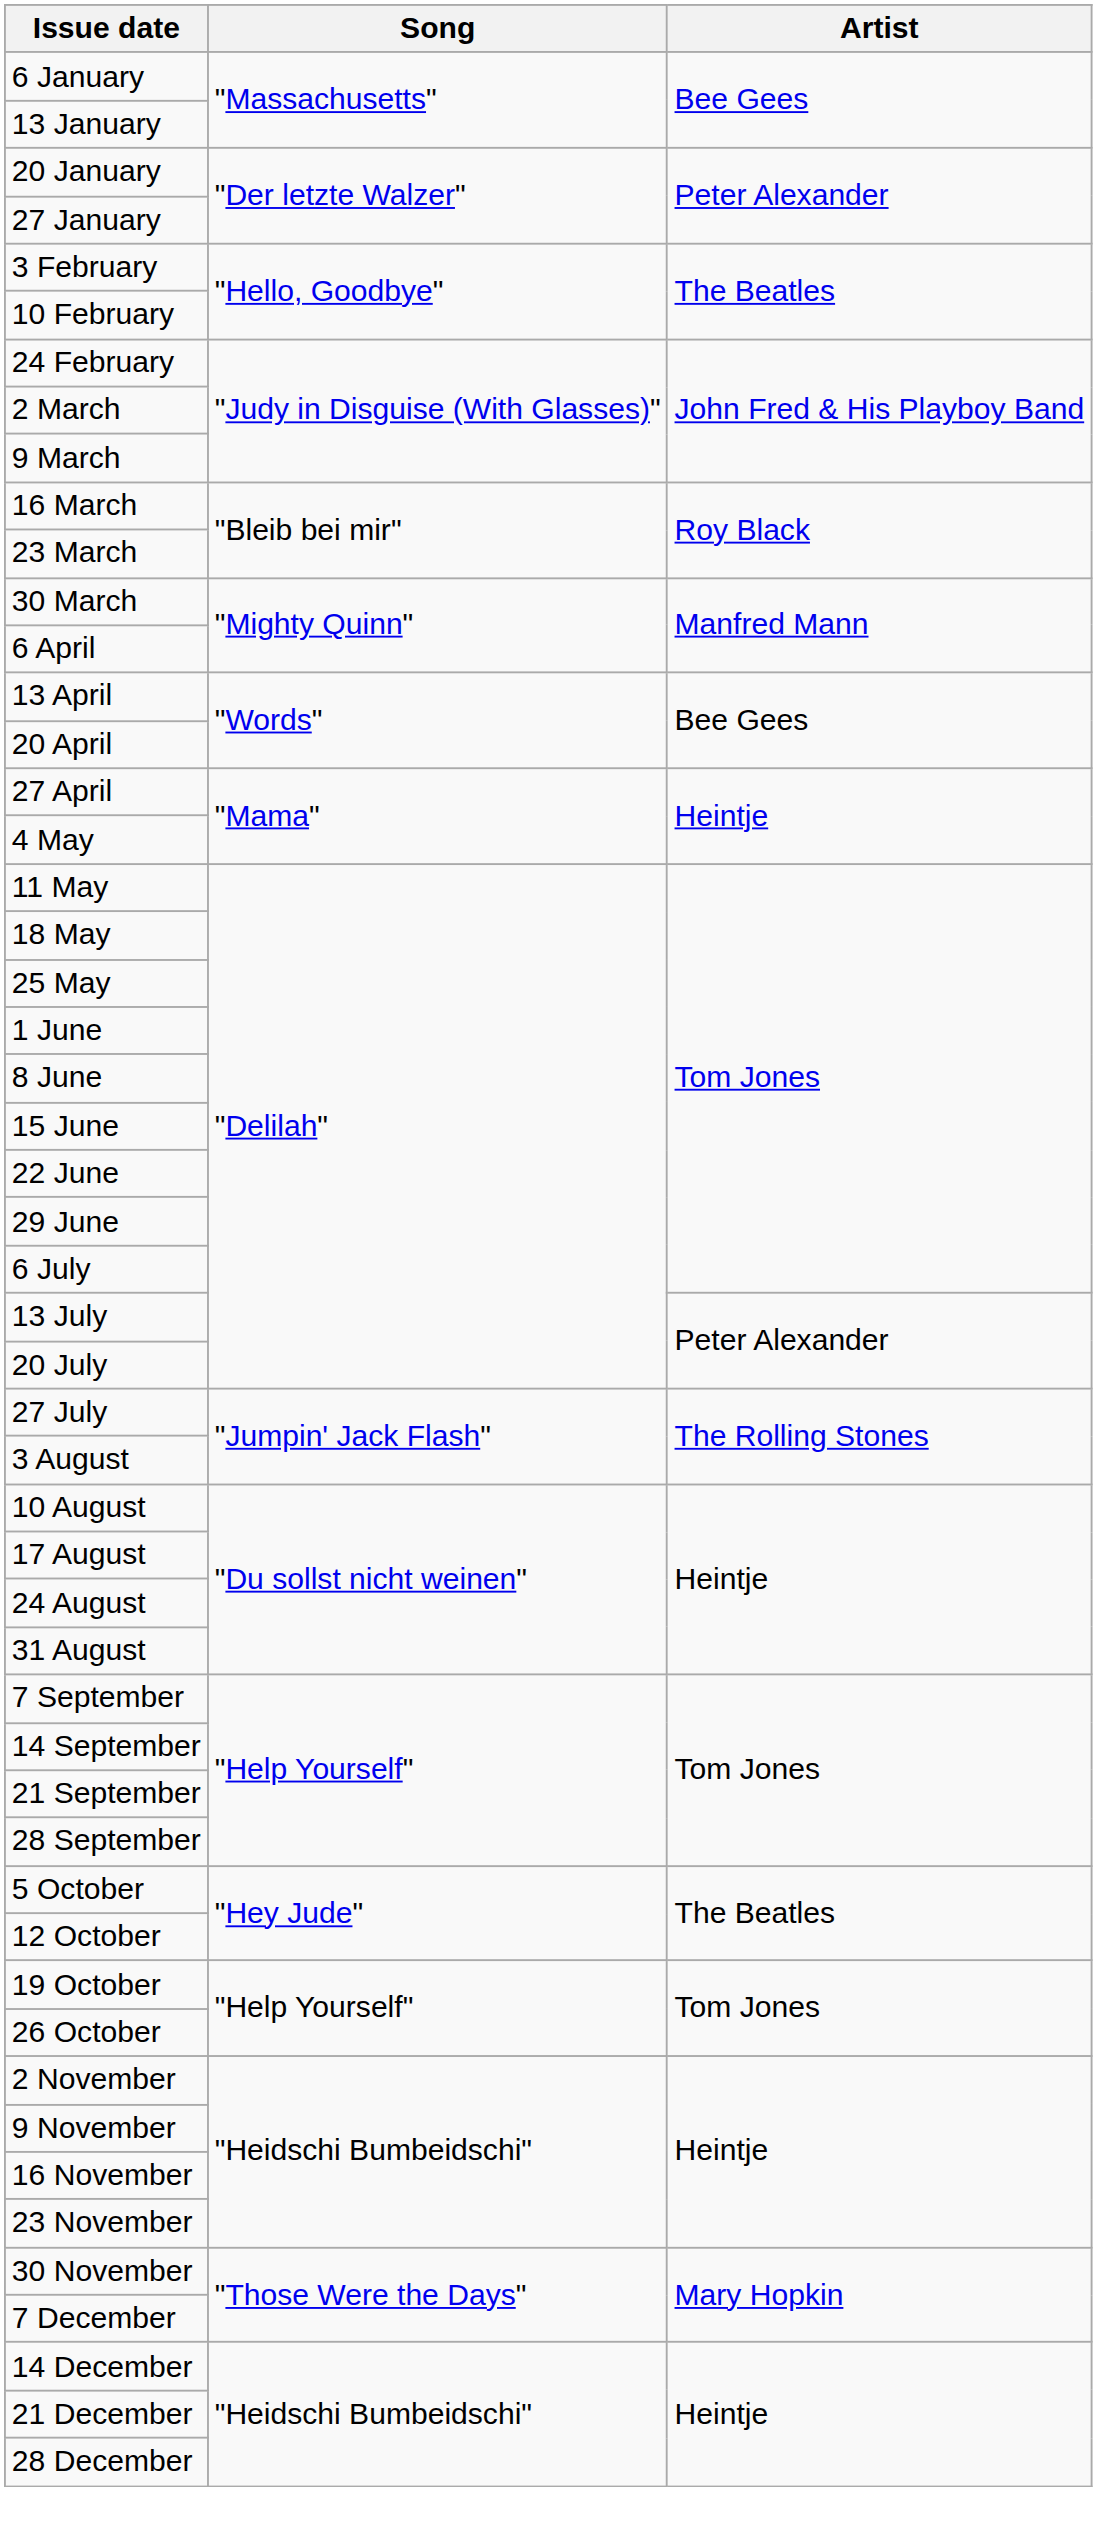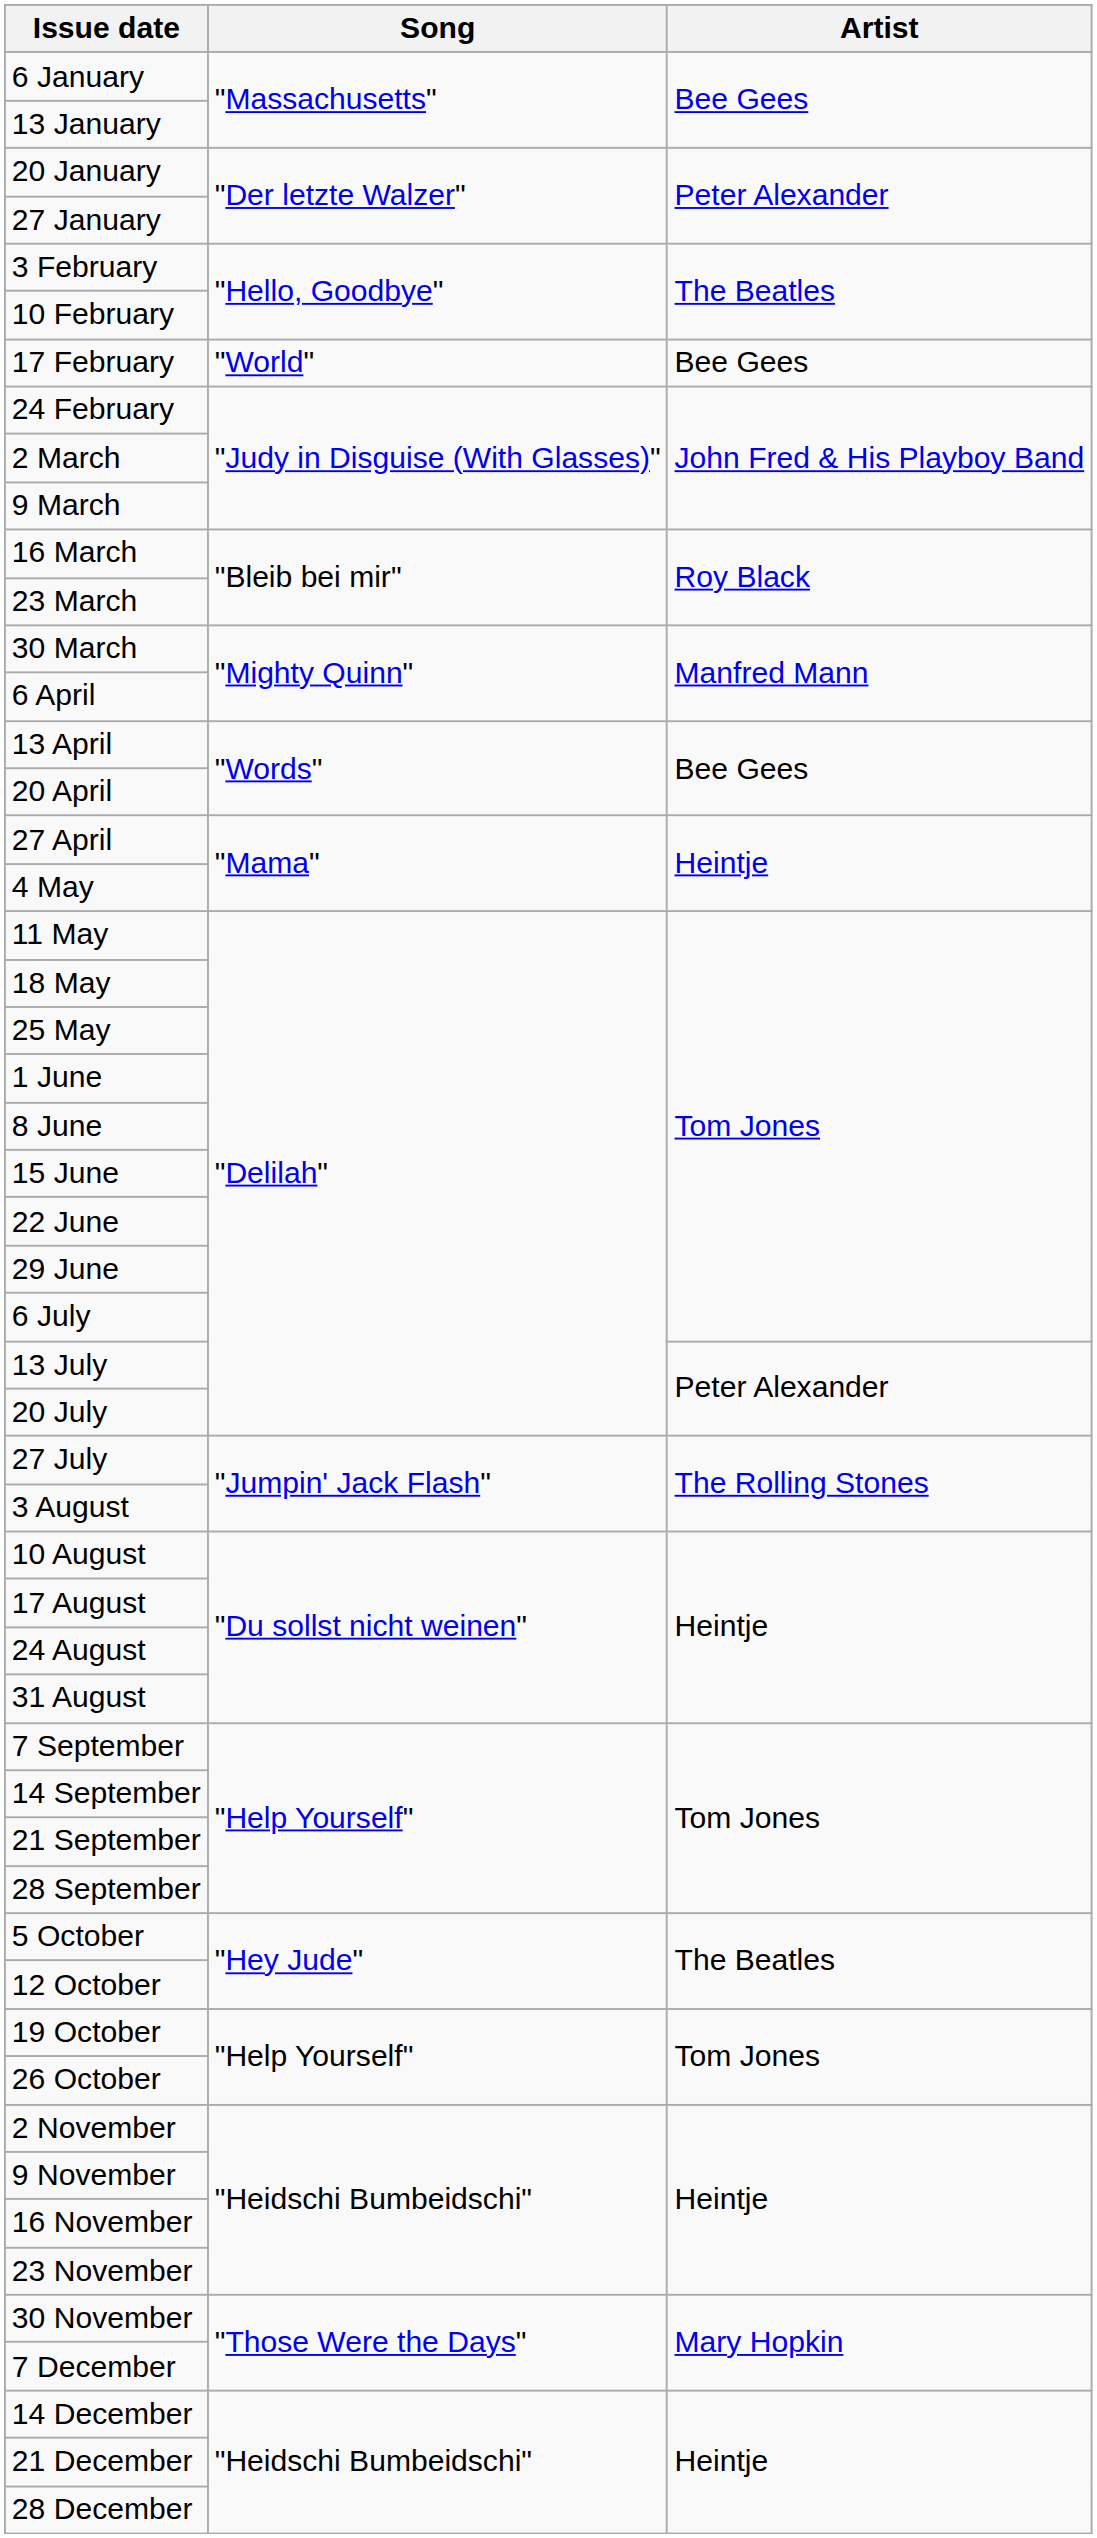+ row: (93, 362)
